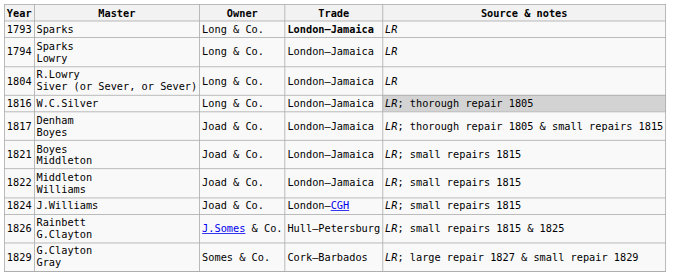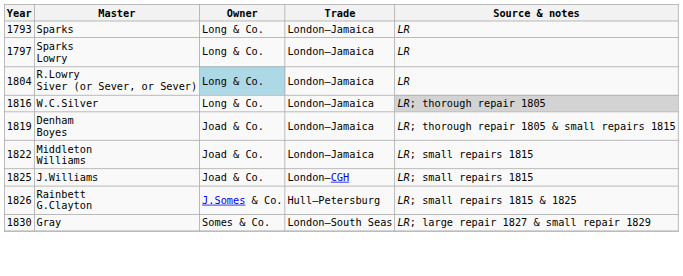(331, 30) bold -> (331, 30) normal
(19, 52) 1794 -> (19, 52) 1797
(233, 81) no background -> (233, 81) lightblue background
(19, 126) 1817 -> (19, 126) 1819
- row: (64, 155)
(19, 206) 1824 -> (19, 177) 1825
- row: (64, 257)
+ row: (49, 223)
